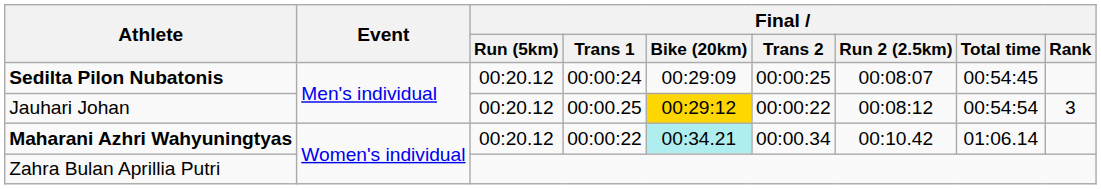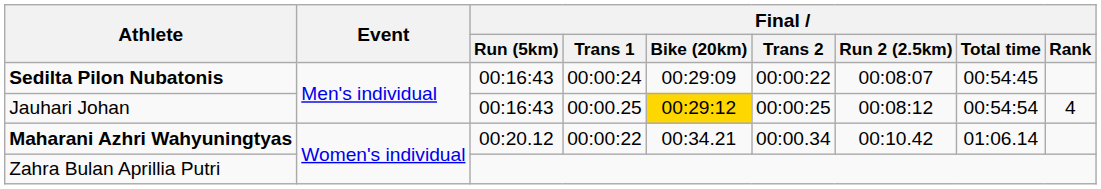(516, 78) 00:20.12 -> (516, 78) 00:16:43
(793, 78) 00:00:25 -> (793, 78) 00:00:22
(516, 108) 00:20.12 -> (516, 108) 00:16:43
(793, 108) 00:00:22 -> (793, 108) 00:00:25
(1070, 108) 3 -> (1070, 108) 4
(699, 138) paleturquoise background -> (699, 138) no background
